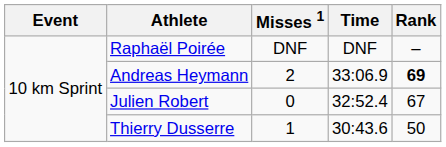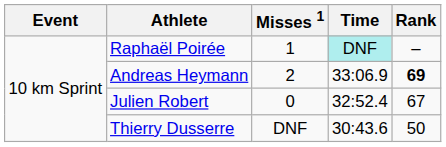(290, 49) DNF -> (290, 49) 1
(360, 49) no background -> (360, 49) paleturquoise background
(290, 128) 1 -> (290, 128) DNF
